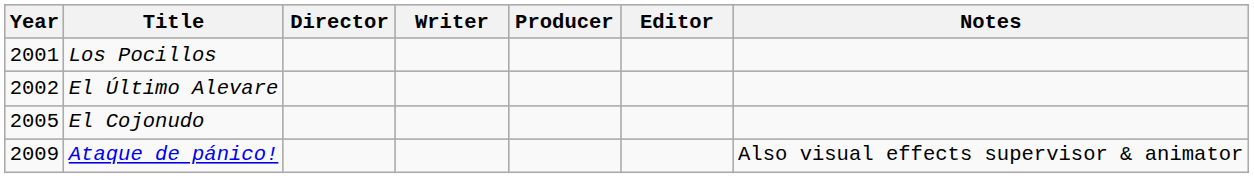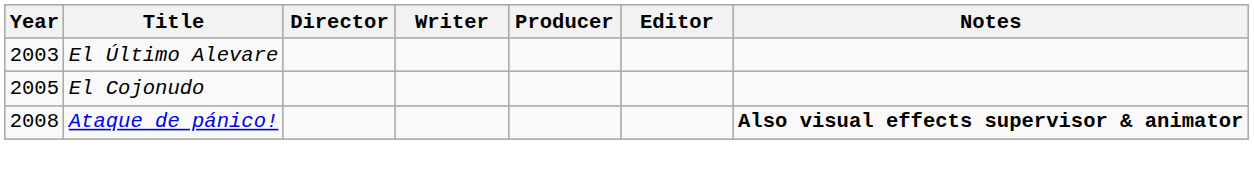- row: (143, 55)
(34, 88) 2002 -> (34, 55) 2003
(34, 155) 2009 -> (34, 122) 2008
(991, 155) normal -> (991, 122) bold
